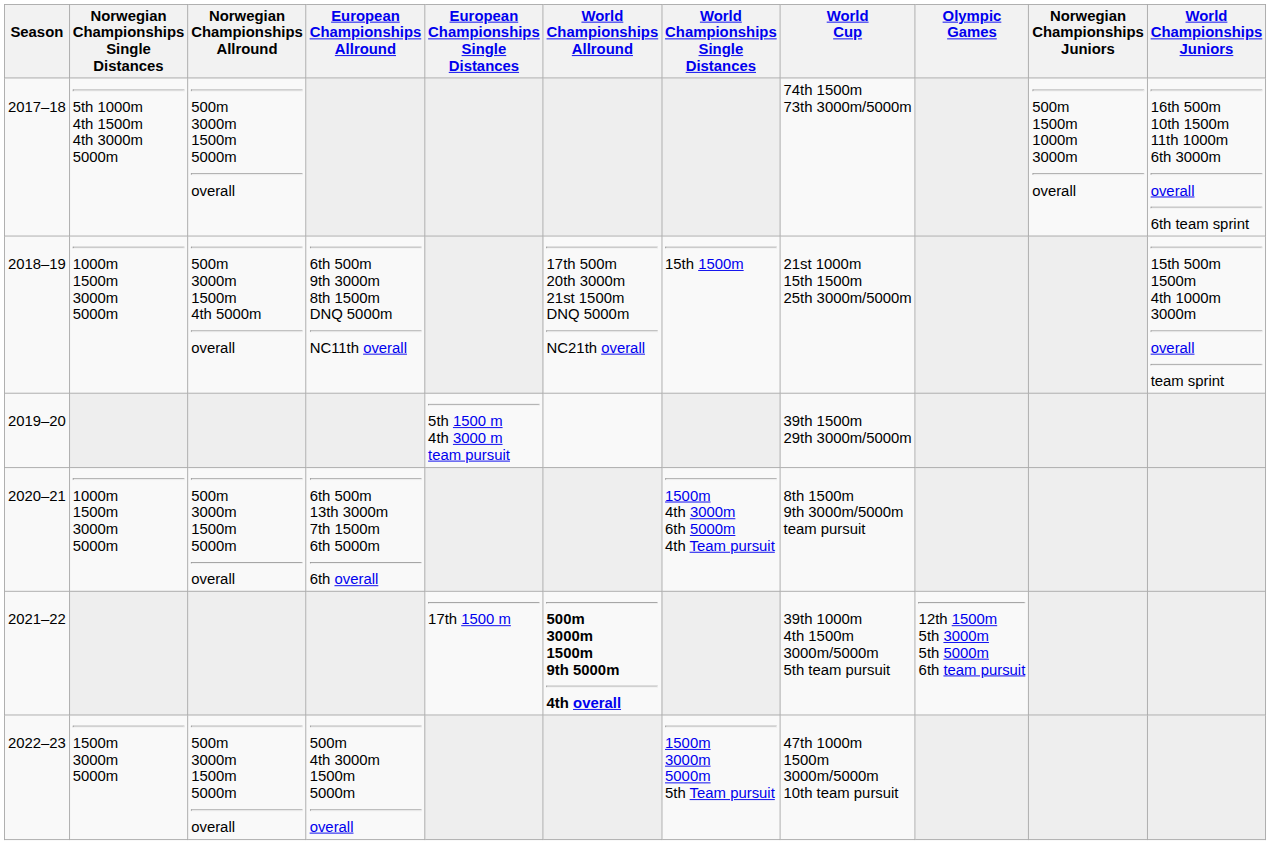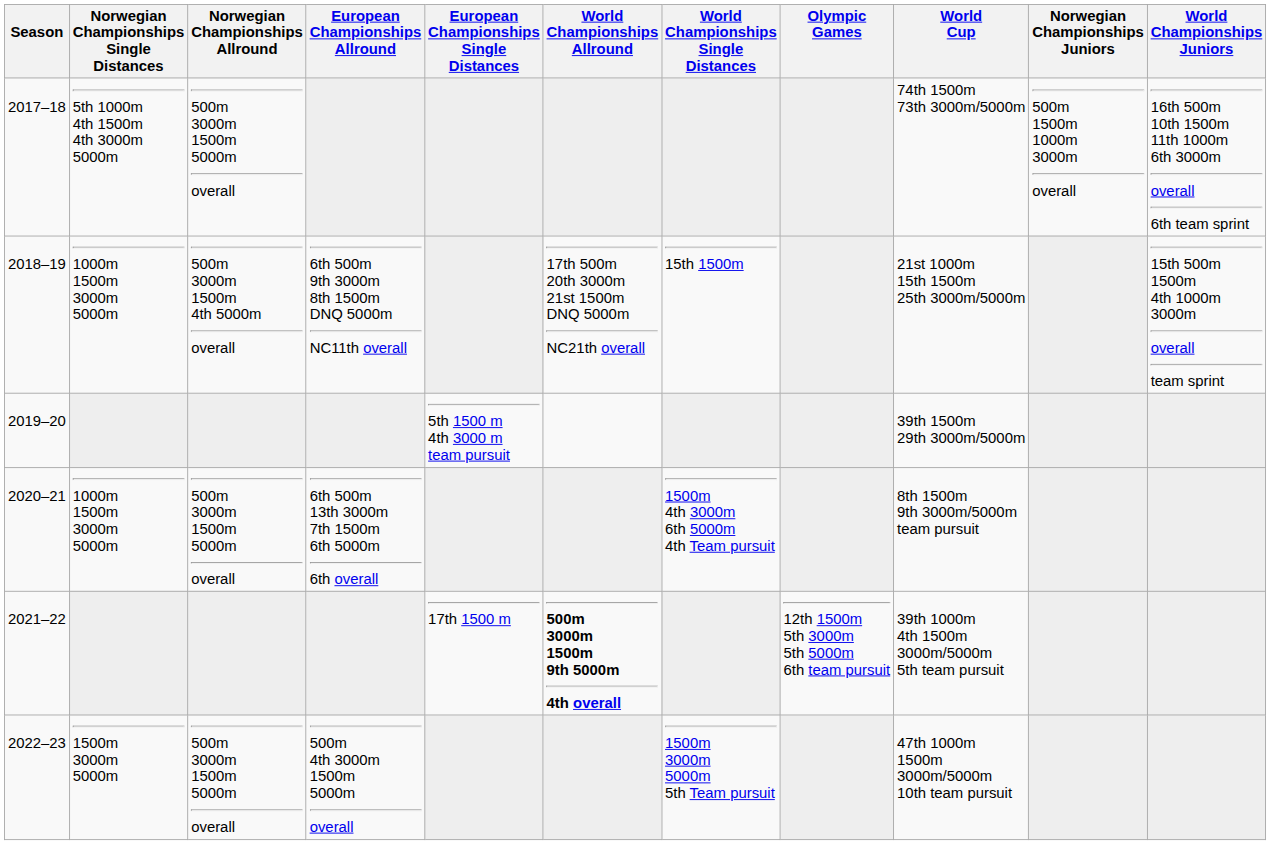columns swapped: (972, 24) <-> (848, 24)
